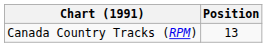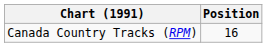(231, 33) 13 -> (231, 33) 16
